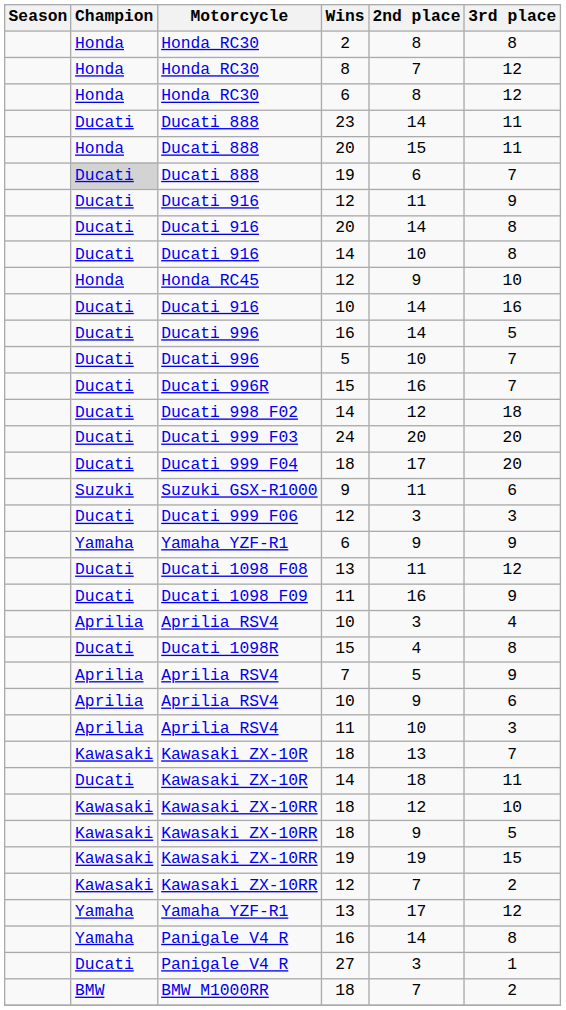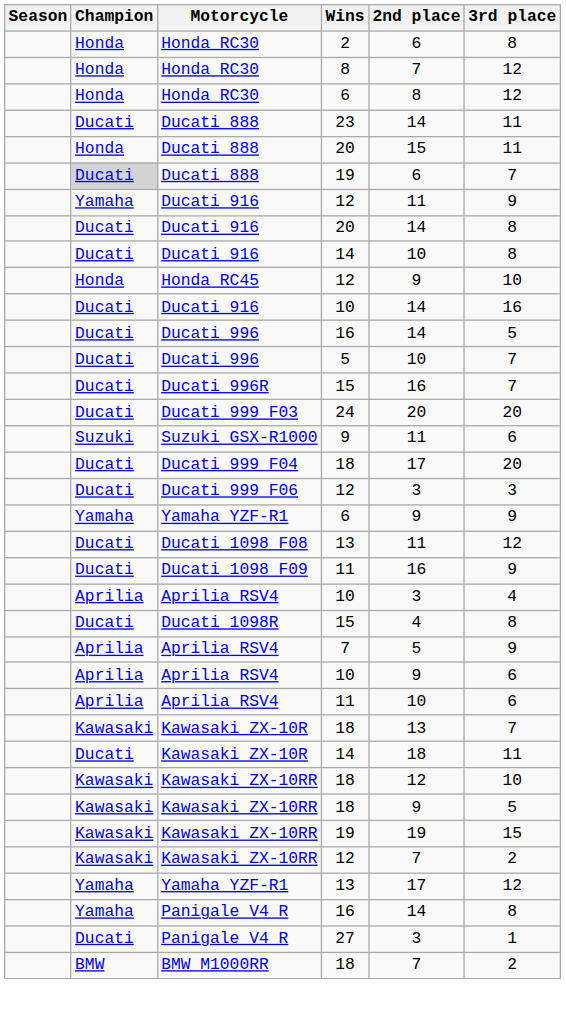(416, 44) 8 -> (416, 44) 6
(104, 202) Ducati -> (104, 202) Yamaha
- row: (230, 413)
rows swapped: (230, 466) <-> (239, 492)
(512, 729) 3 -> (512, 702) 6
